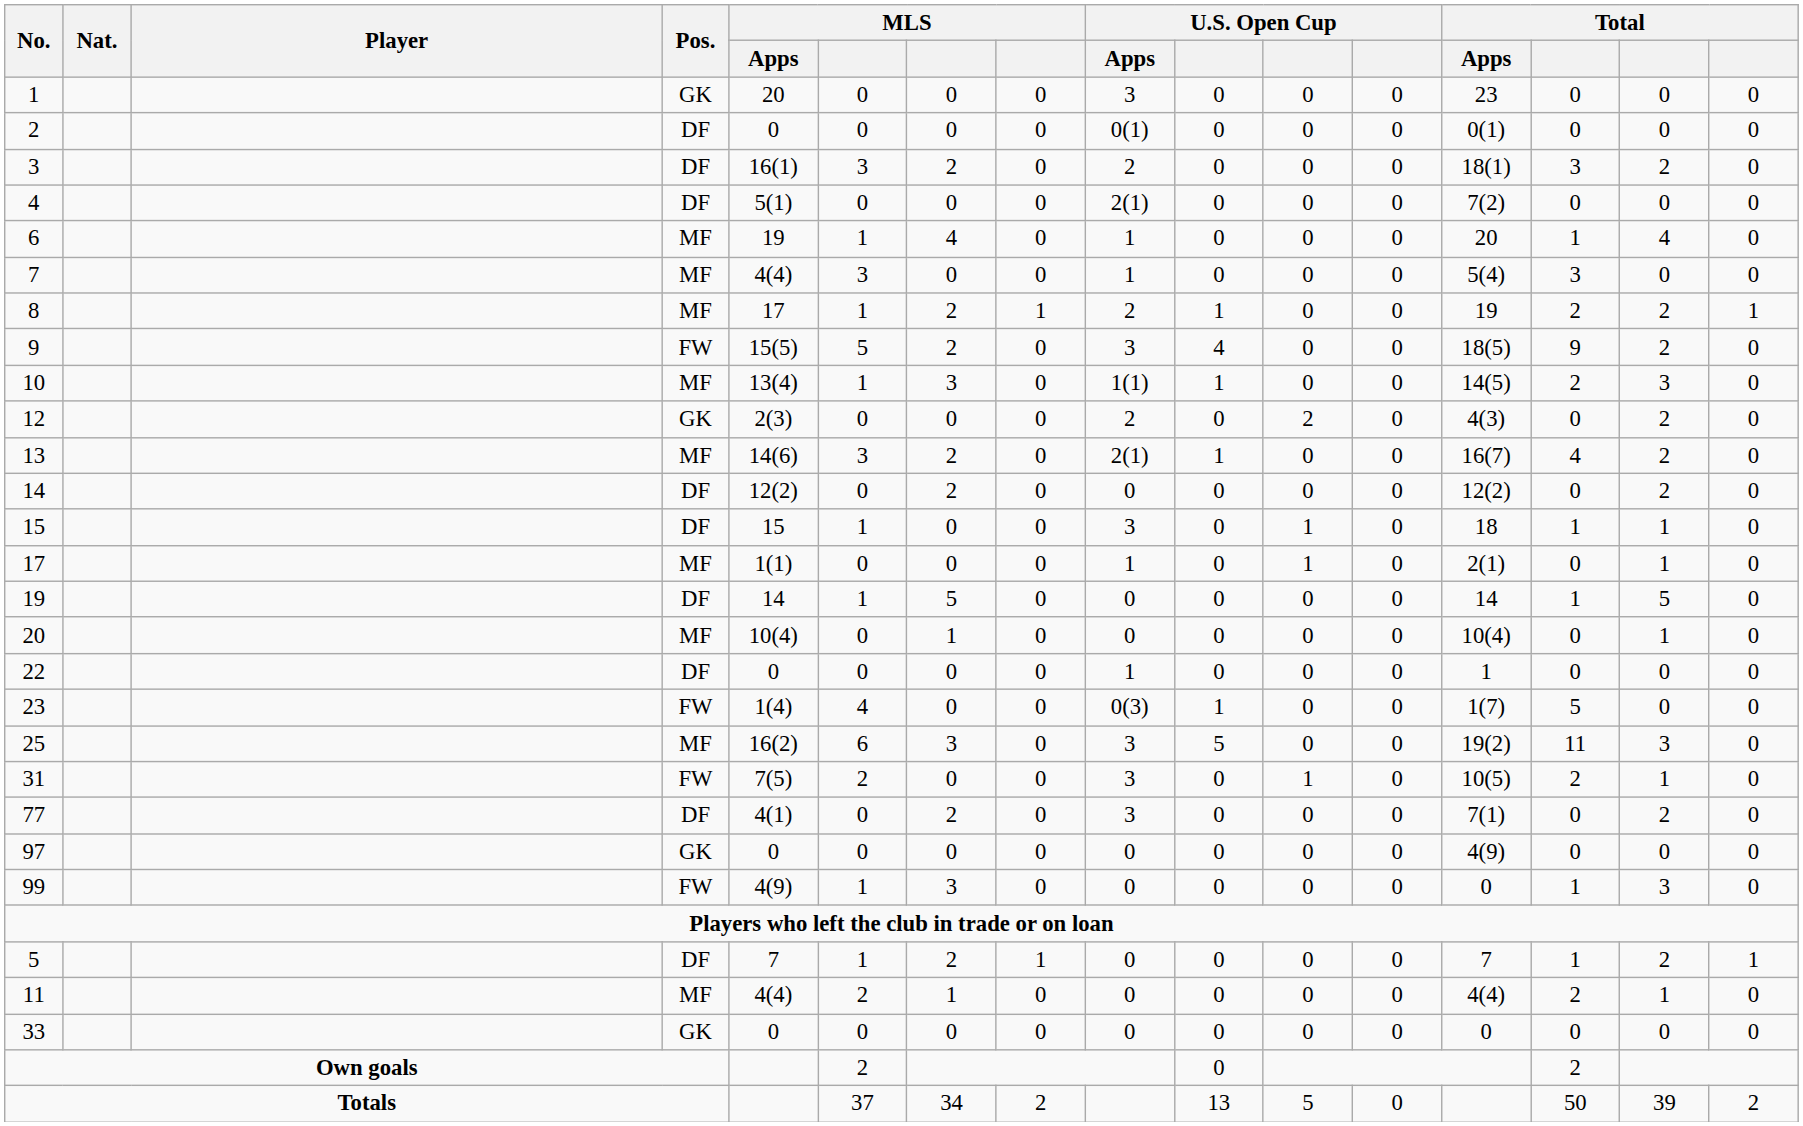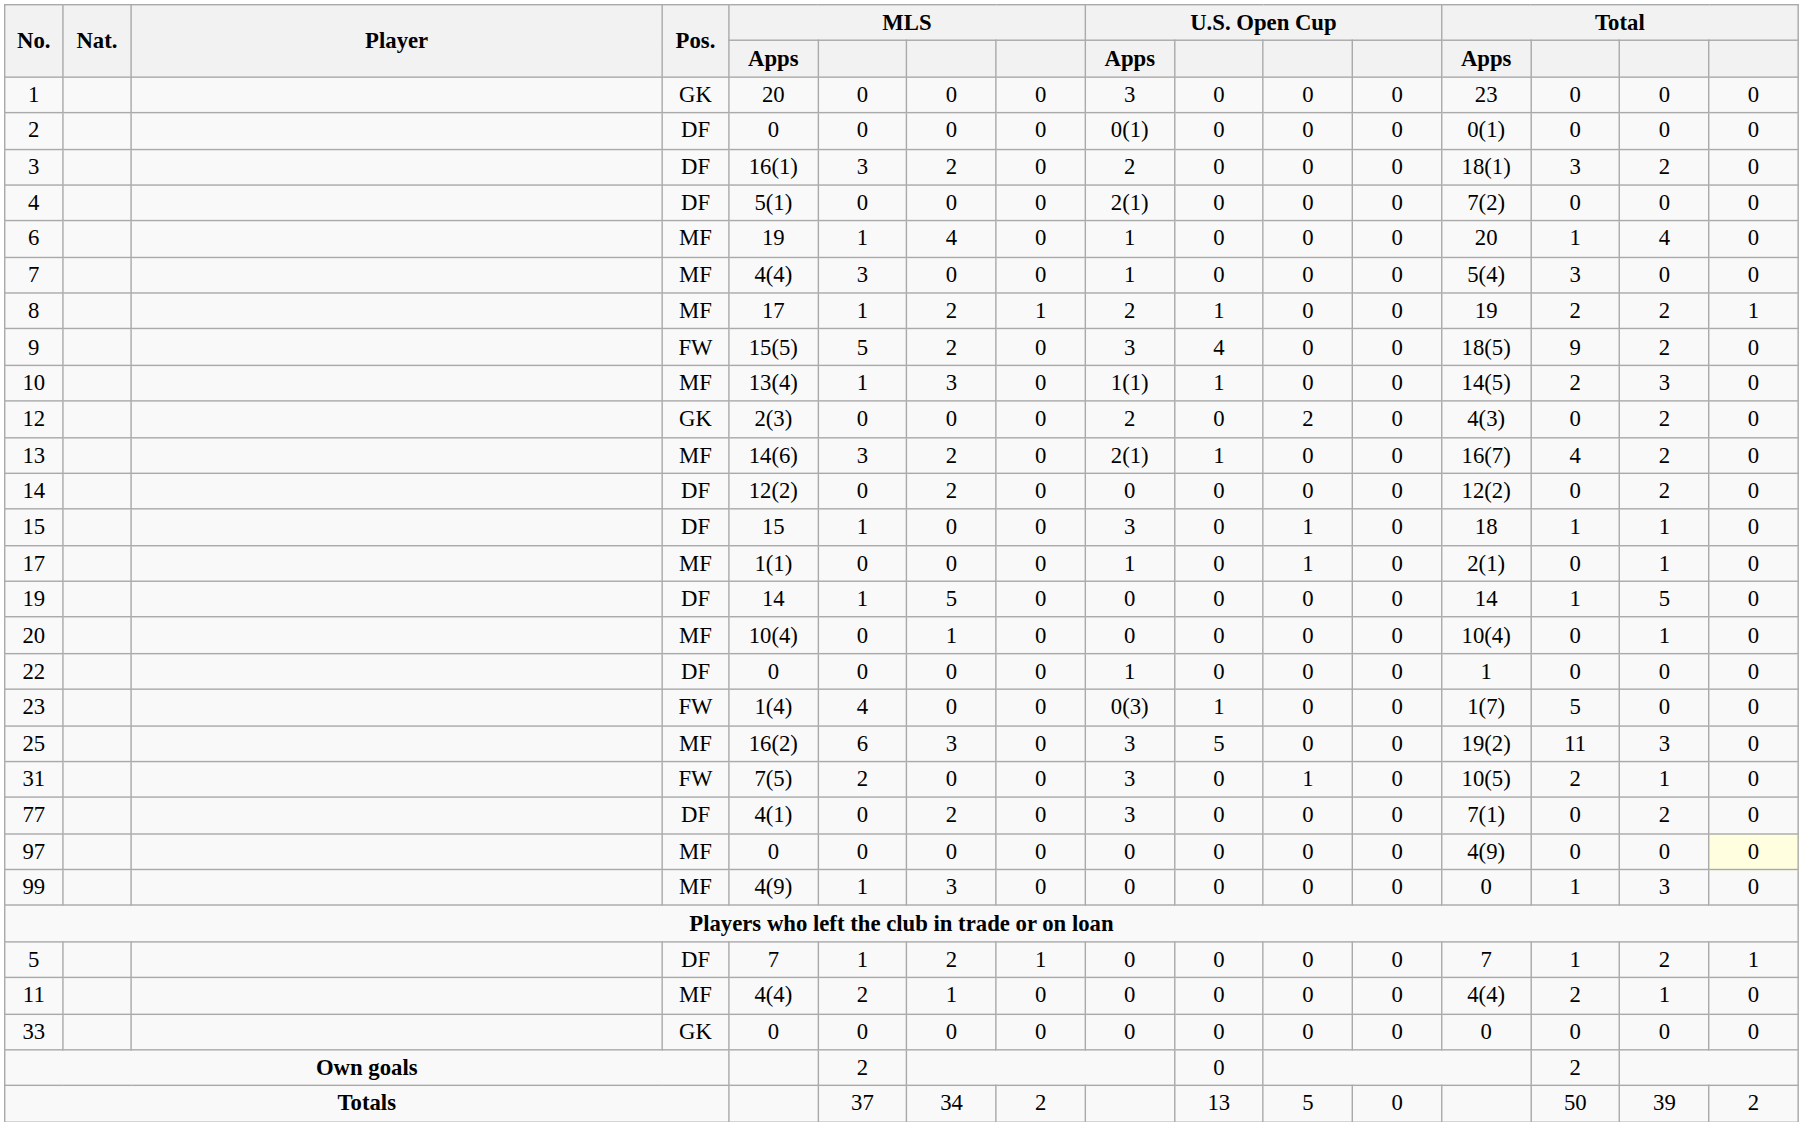(696, 851) GK -> (695, 851) MF
(1754, 851) no background -> (1754, 851) lightyellow background
(695, 887) FW -> (695, 887) MF
